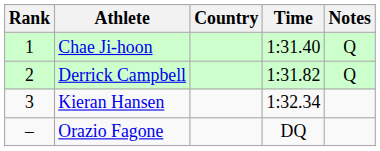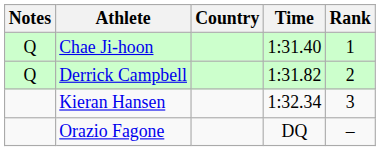columns swapped: (29, 18) <-> (350, 18)
